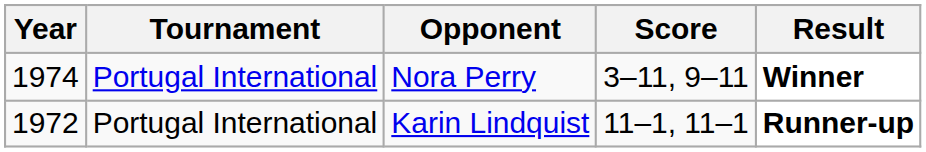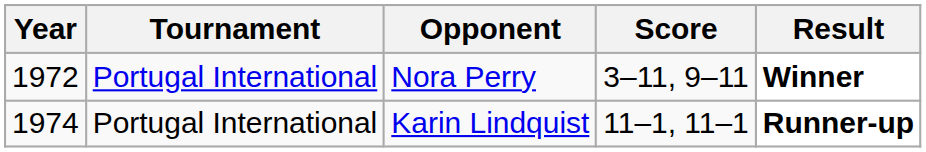(45, 76) 1974 -> (45, 76) 1972
(45, 124) 1972 -> (45, 124) 1974
